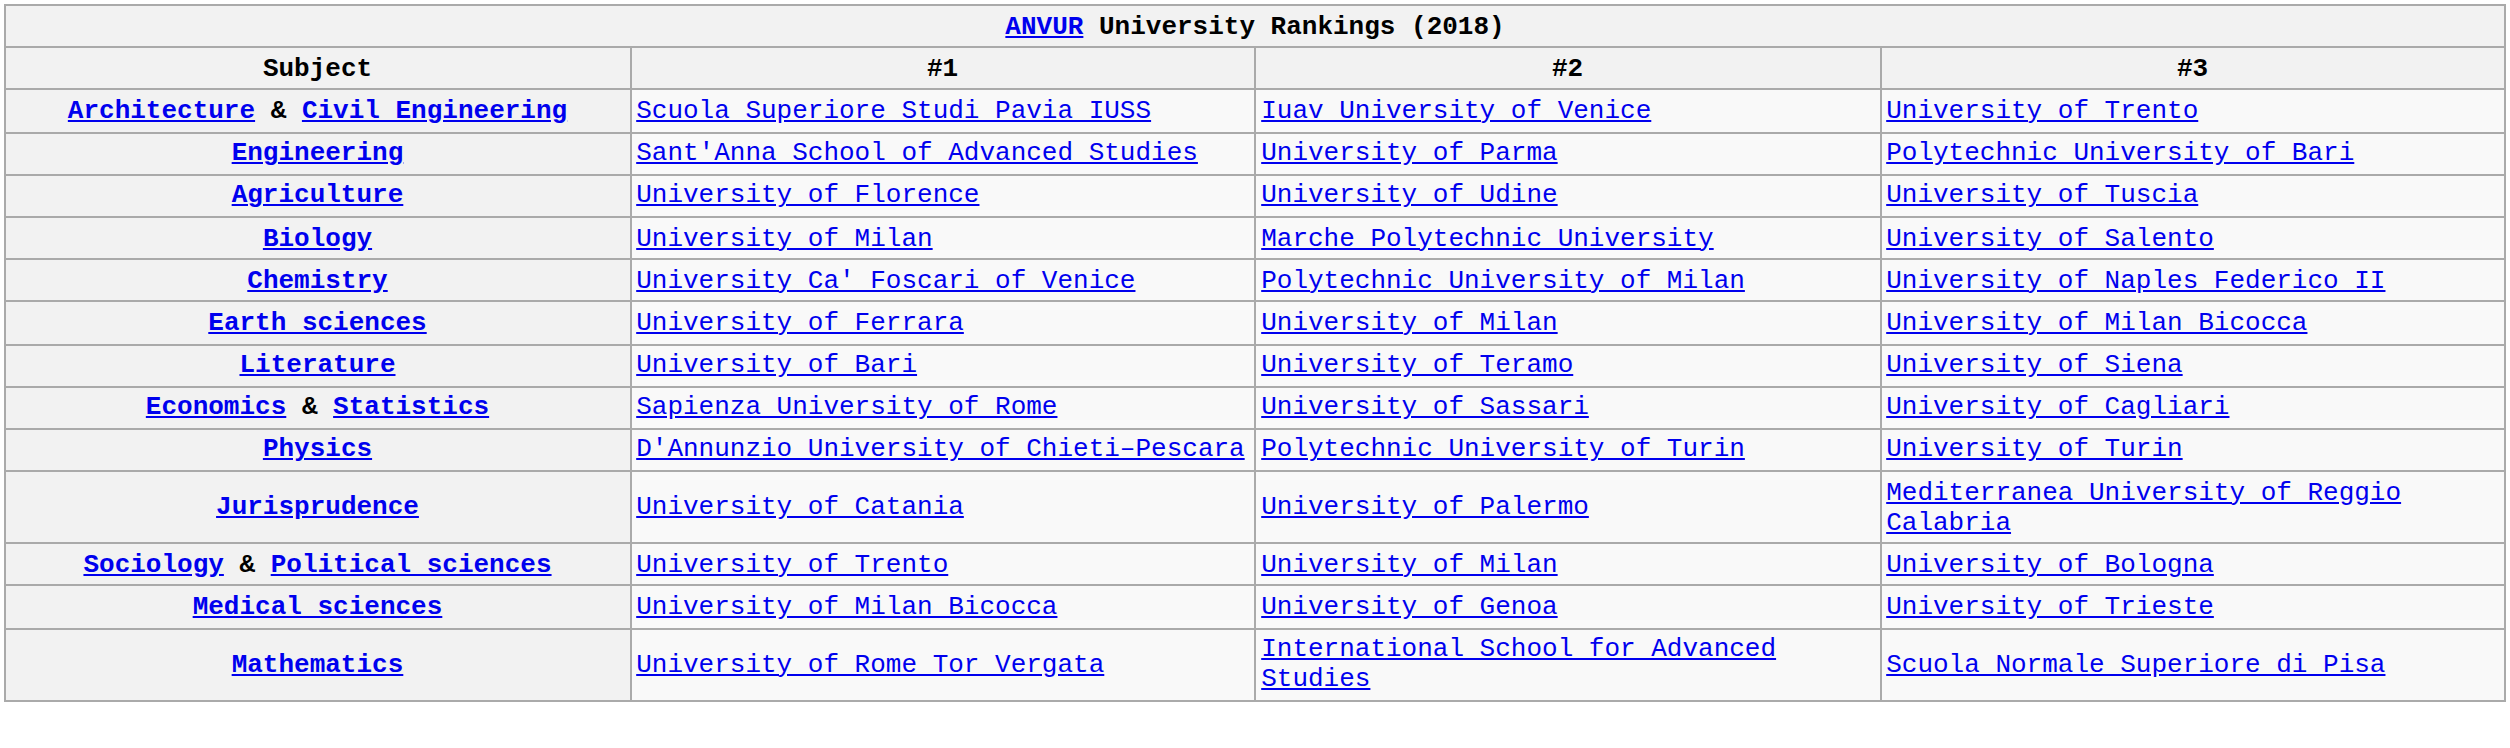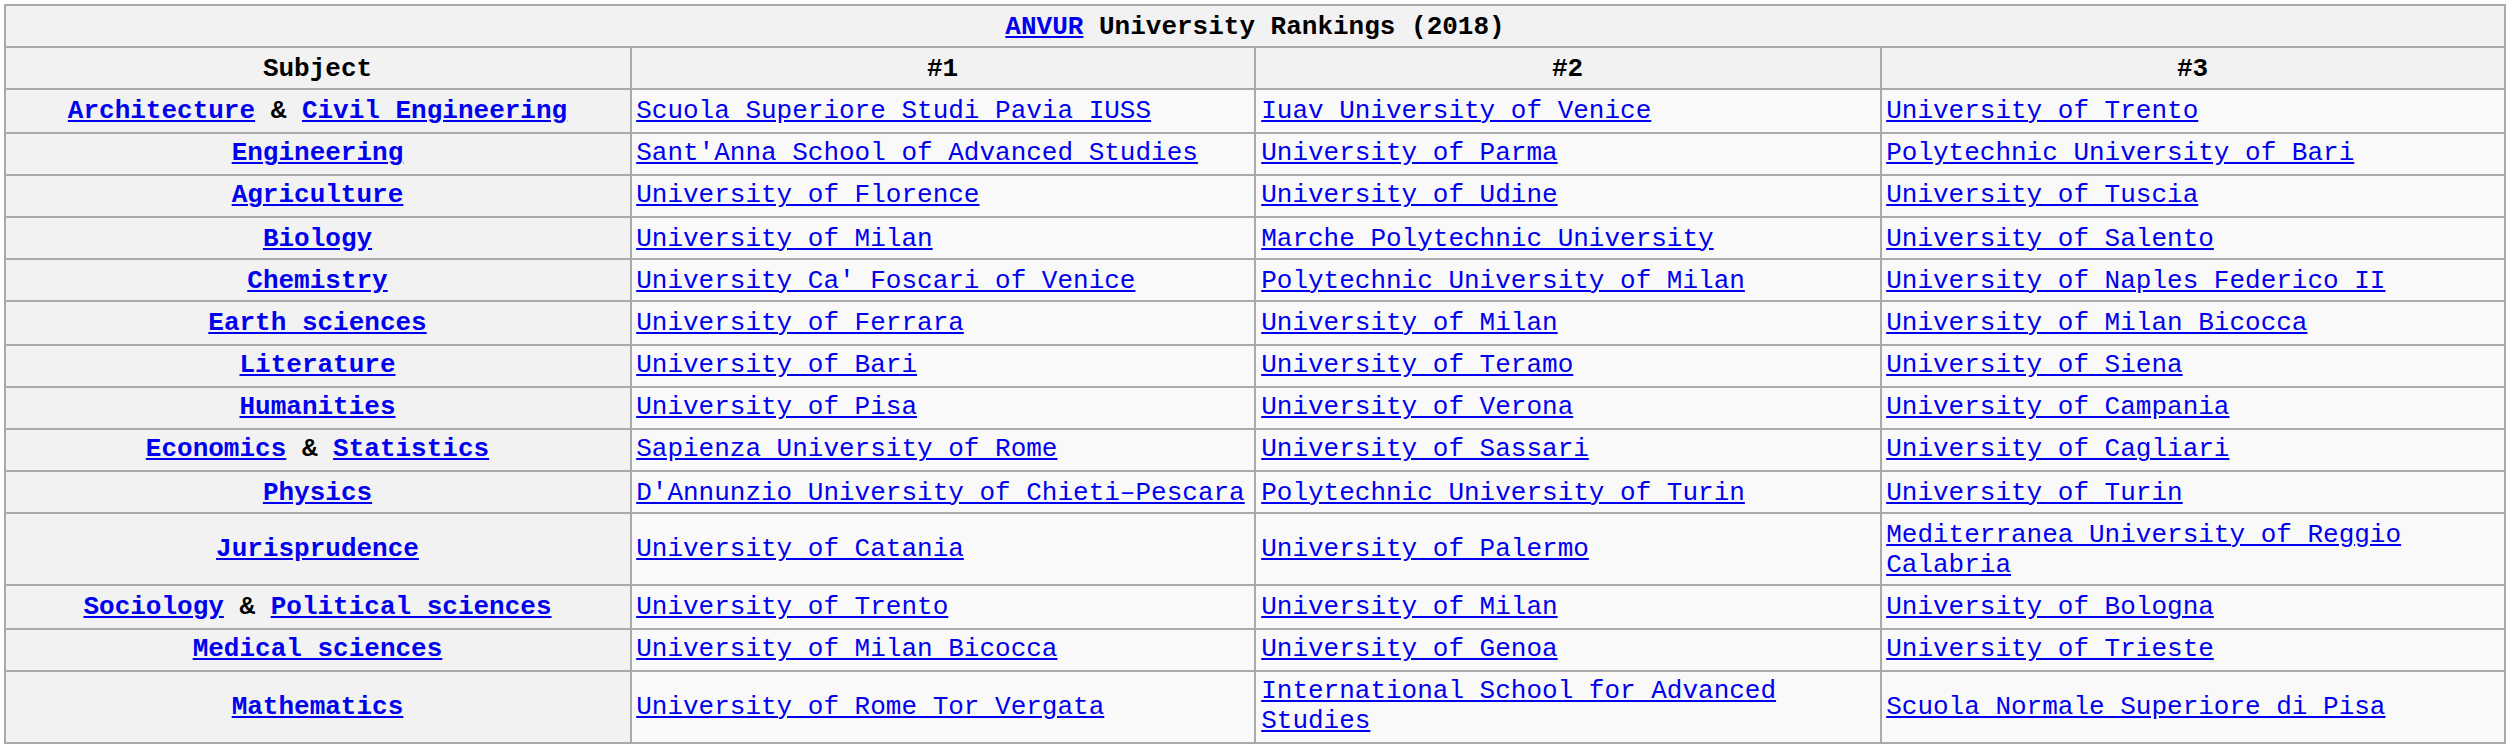+ row: (317, 408)
